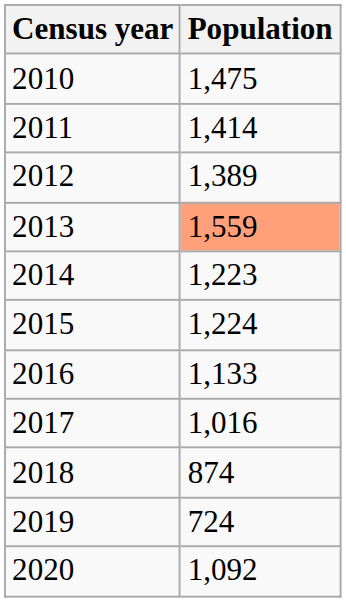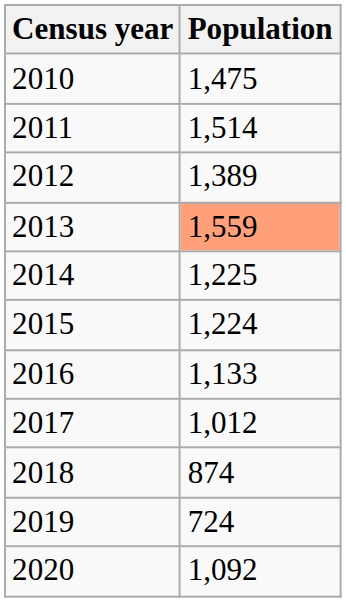(223, 127) 1,414 -> (223, 127) 1,514
(223, 275) 1,223 -> (223, 275) 1,225
(223, 422) 1,016 -> (223, 422) 1,012
